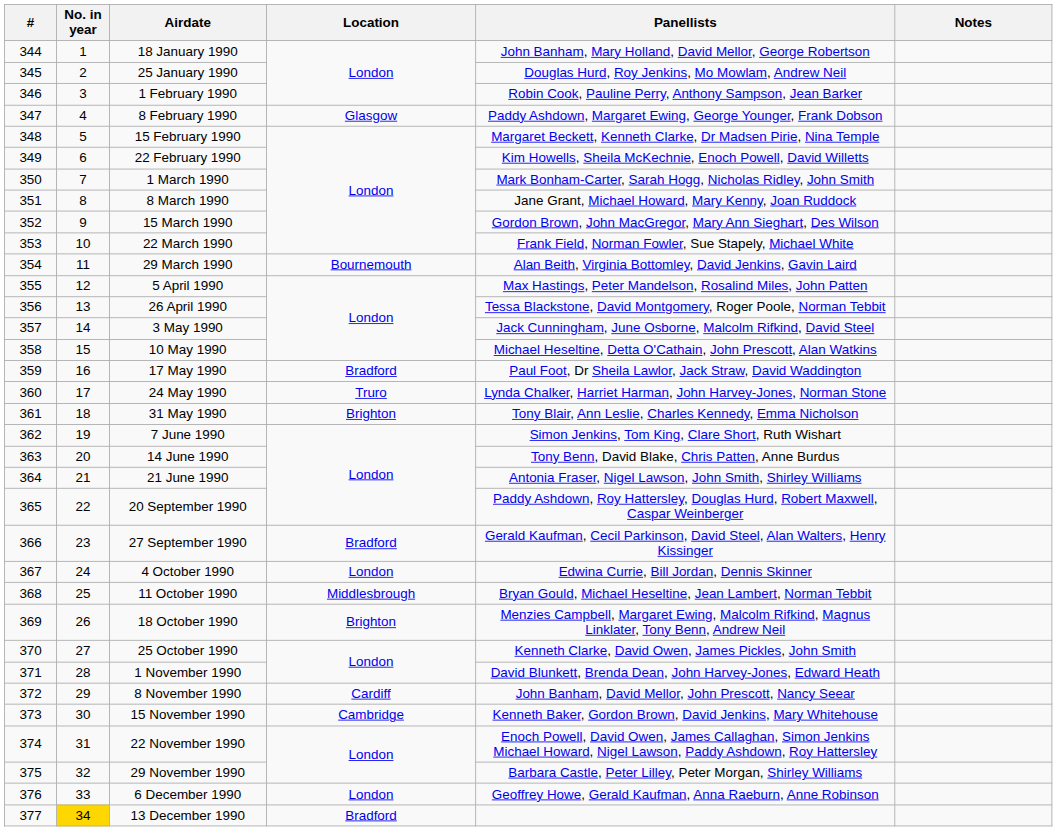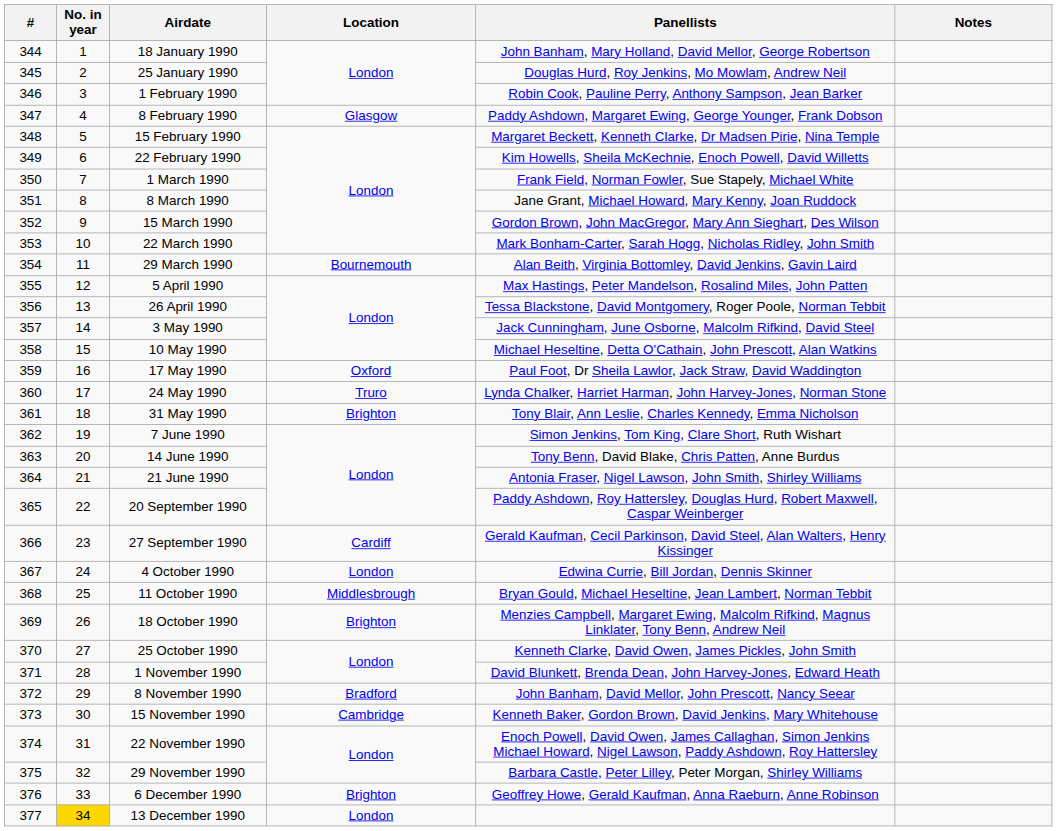(685, 179) Mark Bonham-Carter, Sarah Hogg, Nicholas Ridley, John Smith -> (685, 179) Frank Field, Norman Fowler, Sue Stapely, Michael White
(685, 243) Frank Field, Norman Fowler, Sue Stapely, Michael White -> (685, 243) Mark Bonham-Carter, Sarah Hogg, Nicholas Ridley, John Smith
(371, 371) Bradford -> (371, 371) Oxford
(371, 543) Bradford -> (371, 543) Cardiff
(371, 693) Cardiff -> (371, 693) Bradford
(371, 794) London -> (371, 794) Brighton
(371, 815) Bradford -> (371, 815) London
